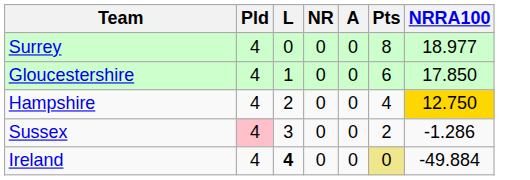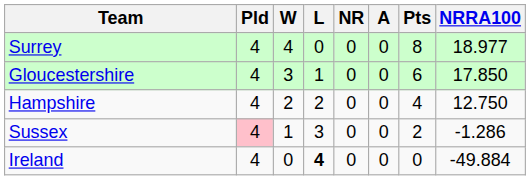+ column: (288, 18)
(450, 103) gold background -> (480, 103) no background
(386, 160) khaki background -> (417, 160) no background
